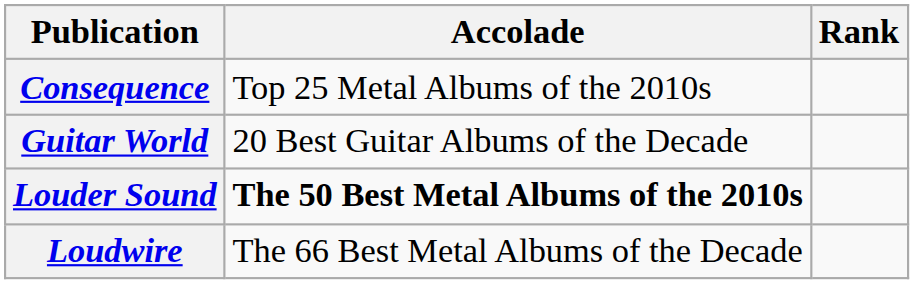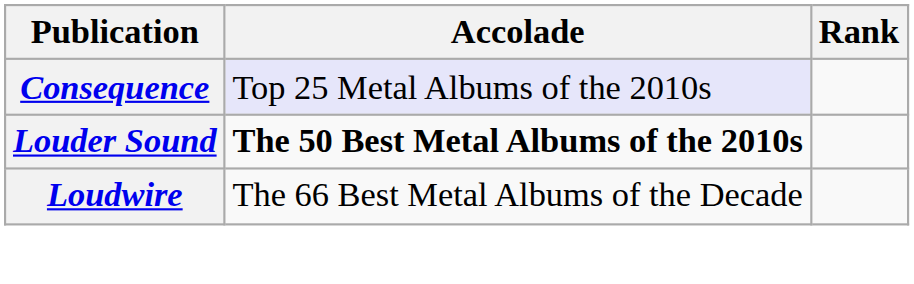(472, 86) no background -> (472, 86) lavender background
- row: (115, 140)
